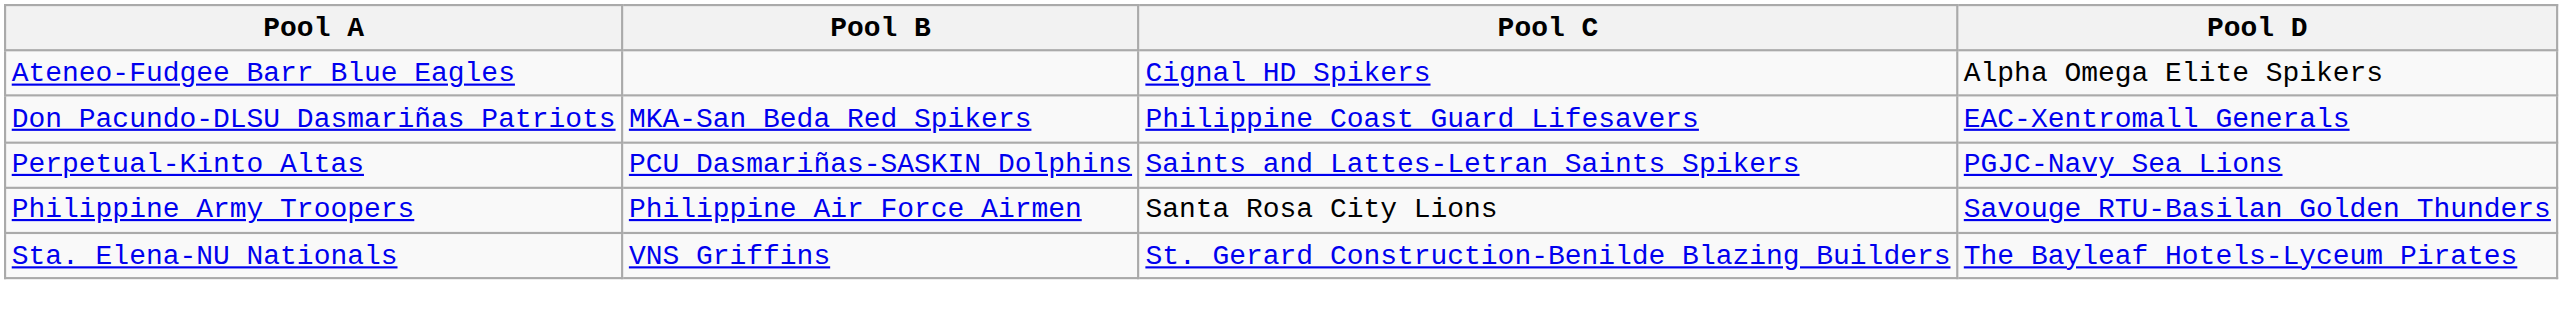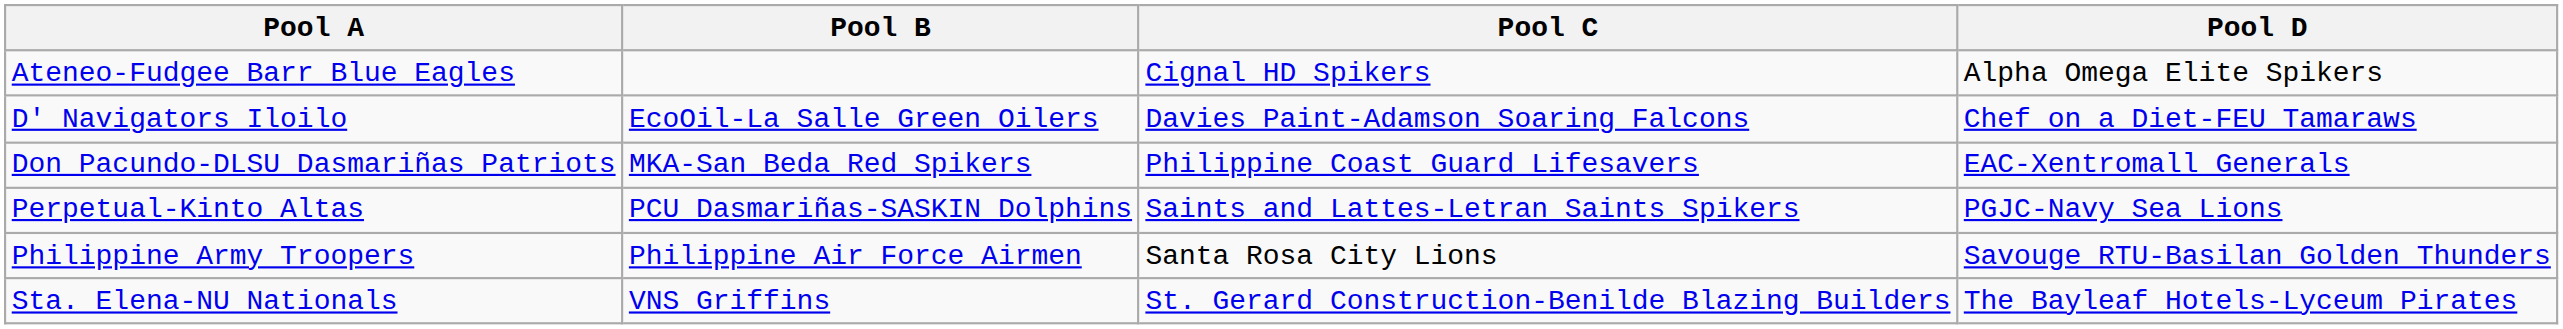+ row: (179, 119)
